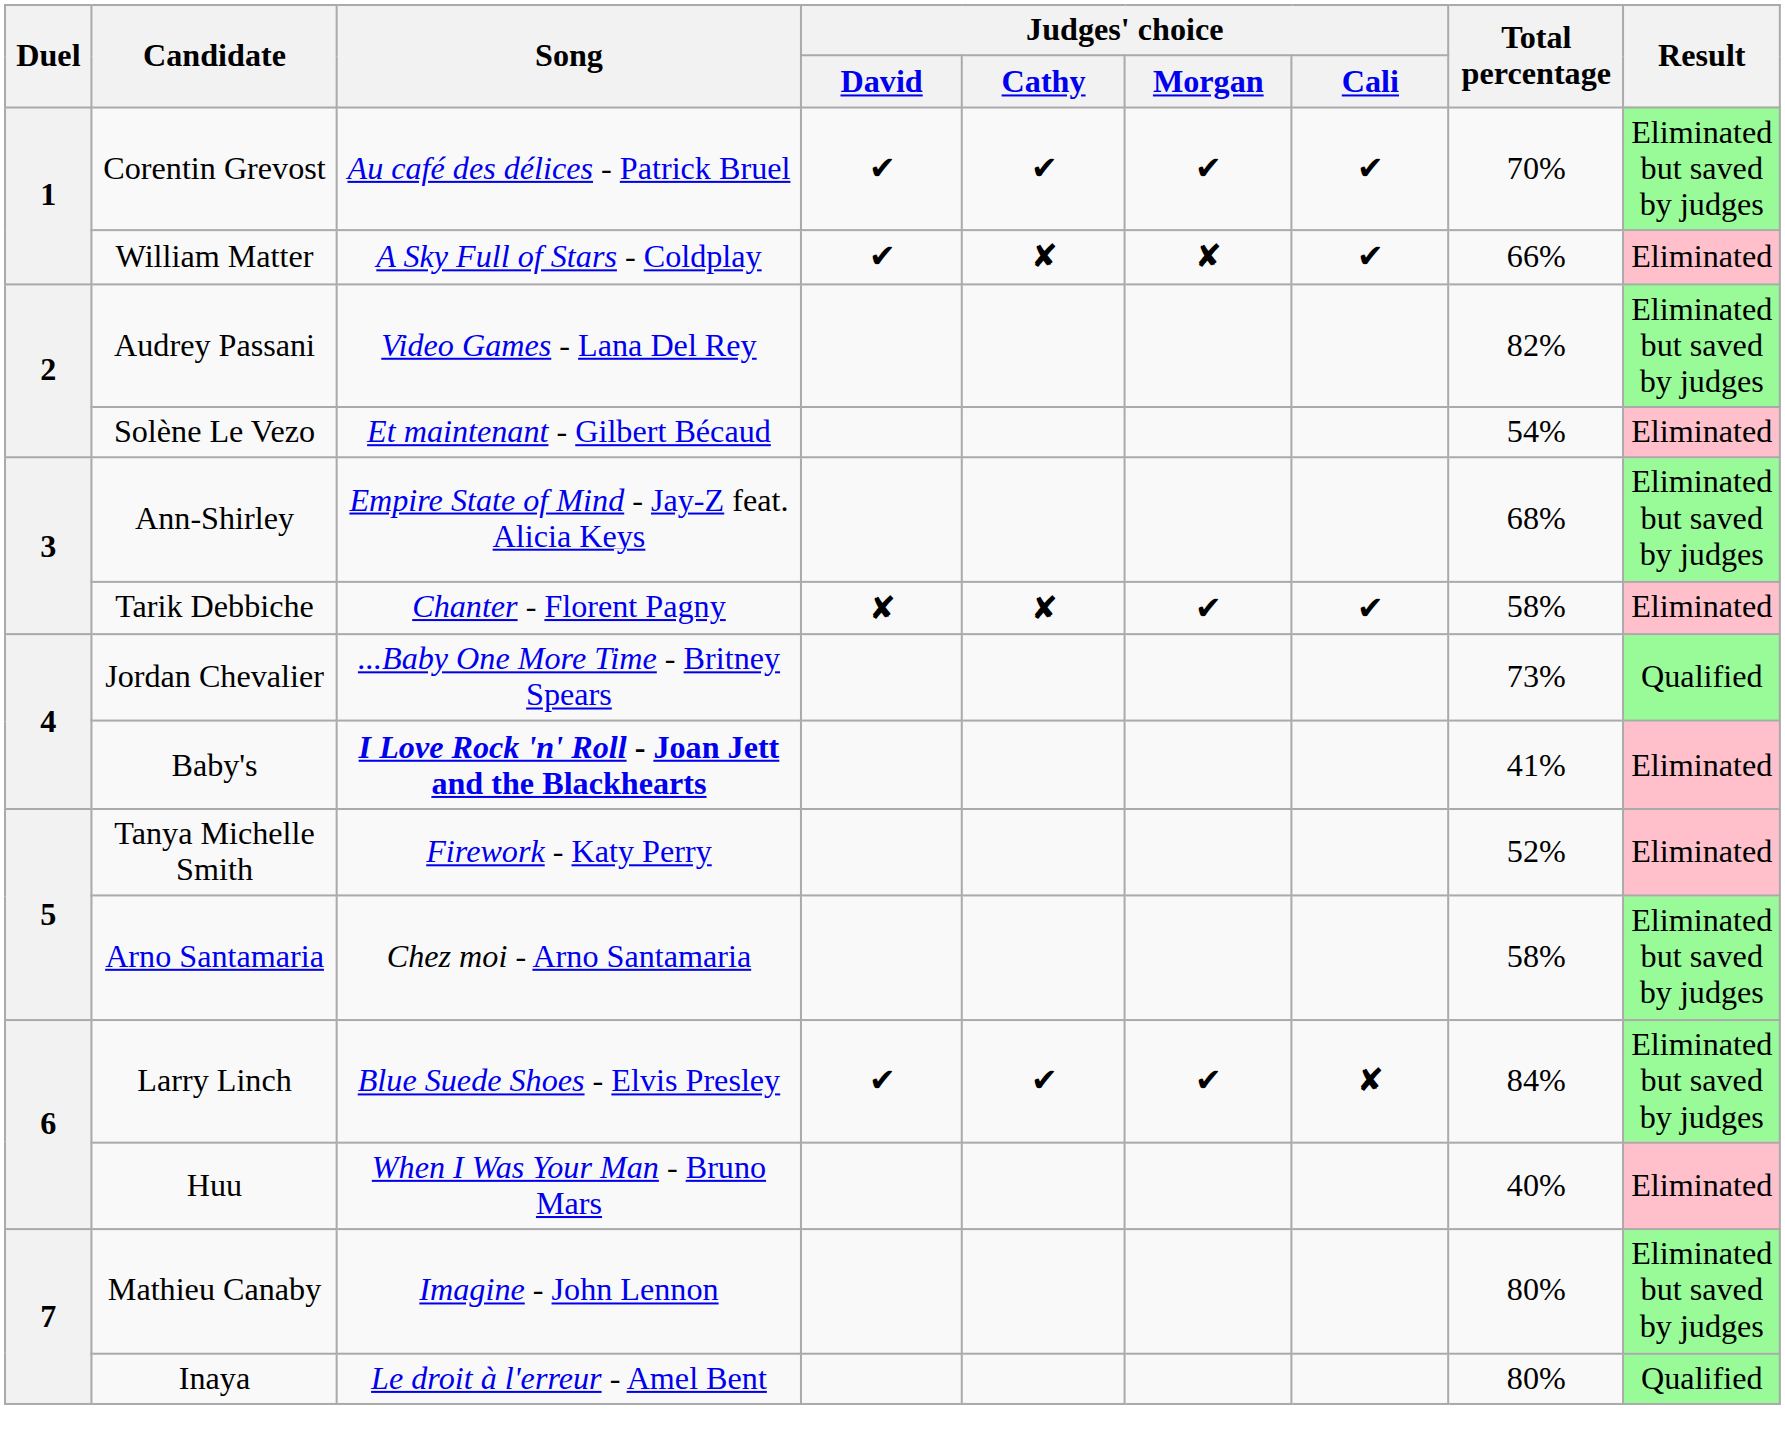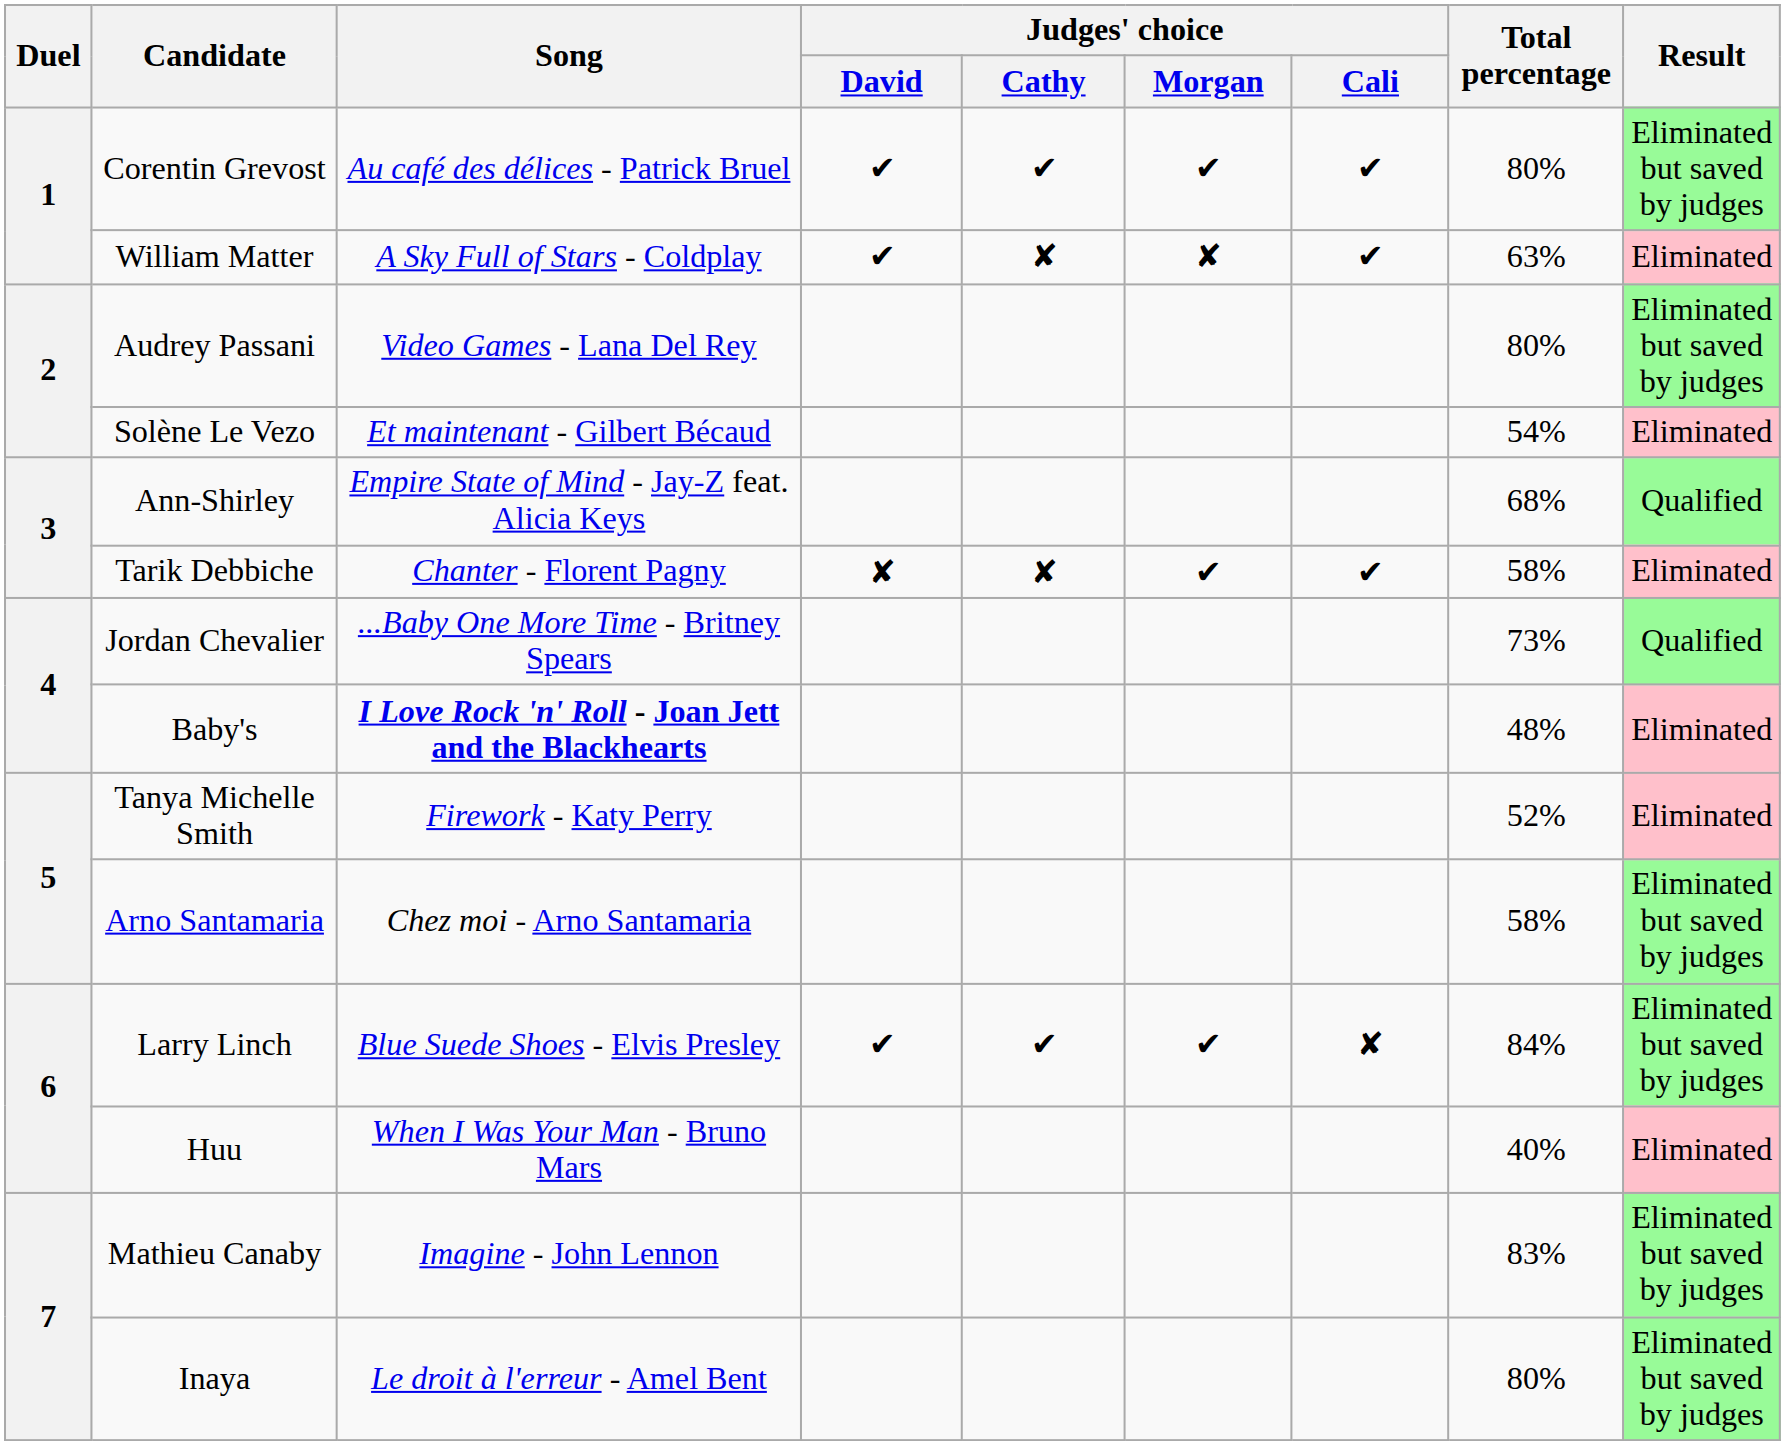(1536, 168) 70% -> (1536, 168) 80%
(1536, 256) 66% -> (1536, 256) 63%
(1536, 344) 82% -> (1536, 344) 80%
(1702, 518) Eliminated but saved by judges -> (1702, 500) Qualified
(1536, 764) 41% -> (1536, 728) 48%
(1536, 1290) 80% -> (1536, 1254) 83%
(1702, 1377) Qualified -> (1702, 1377) Eliminated but saved by judges
